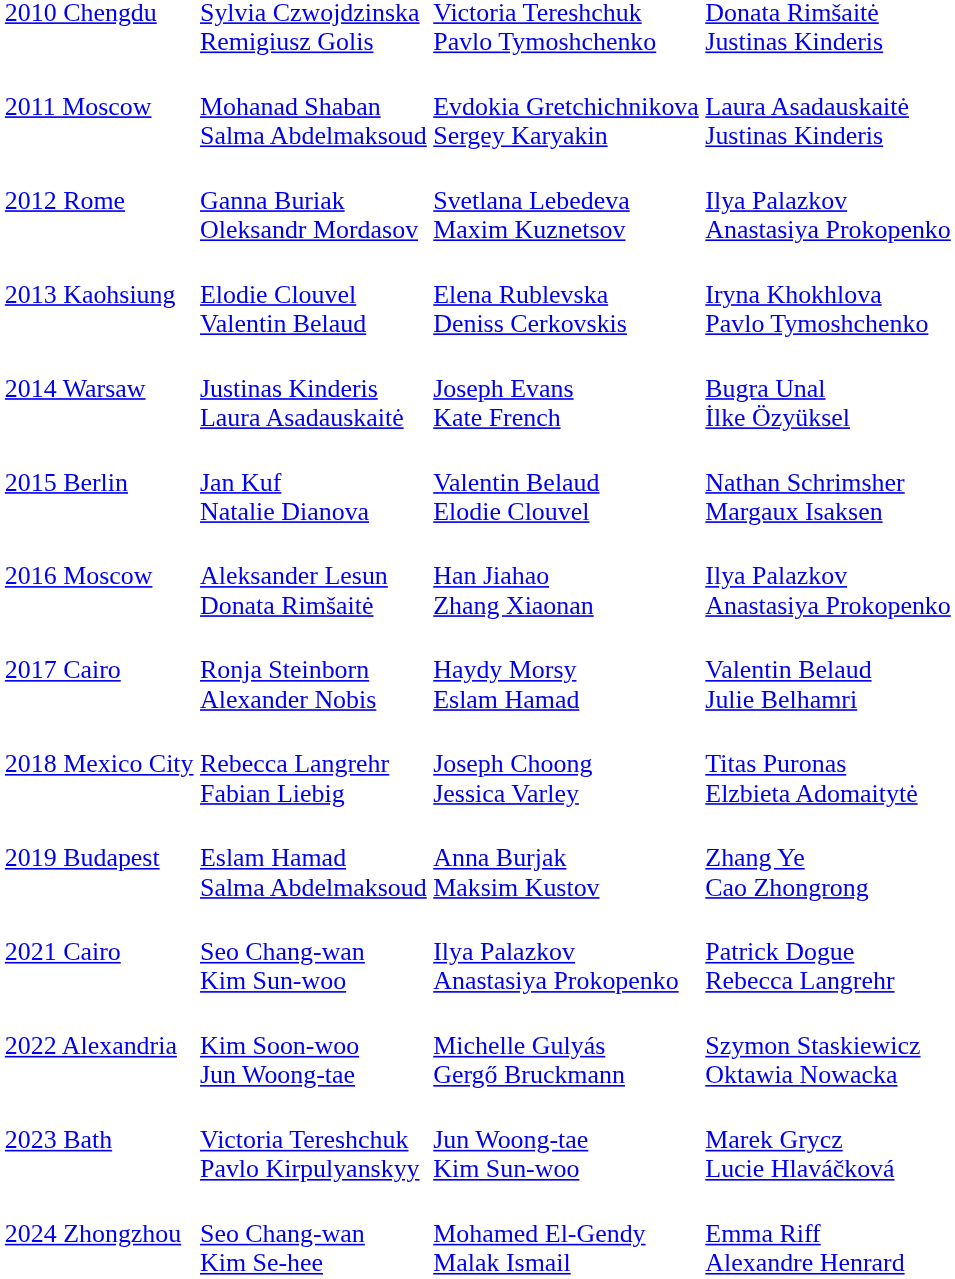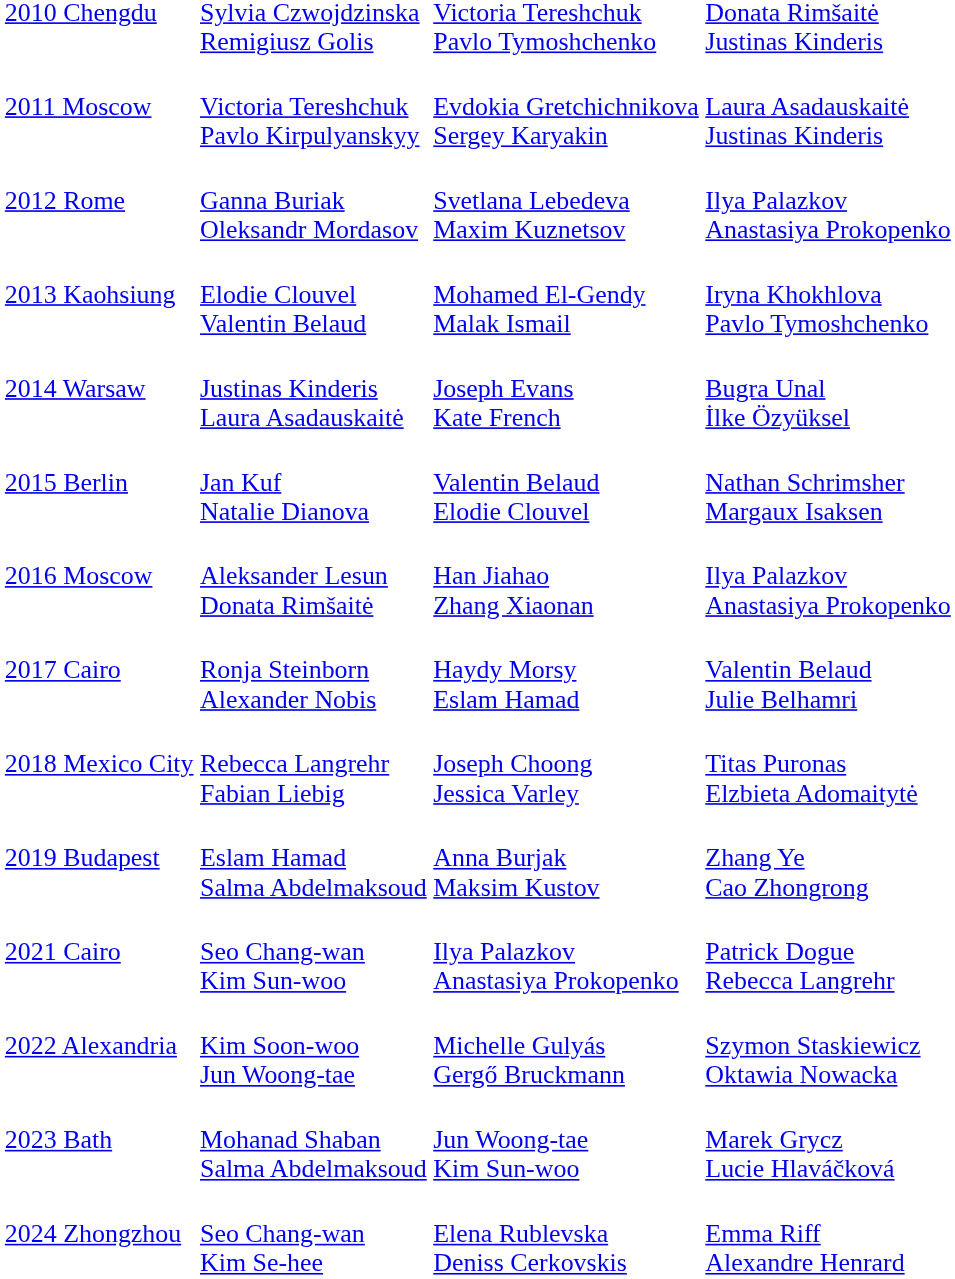(313, 120) Mohanad Shaban Salma Abdelmaksoud -> (310, 120) Victoria Tereshchuk Pavlo Kirpulyanskyy
(530, 308) Elena Rublevska Deniss Cerkovskis -> (539, 308) Mohamed El-Gendy Malak Ismail
(310, 1154) Victoria Tereshchuk Pavlo Kirpulyanskyy -> (313, 1154) Mohanad Shaban Salma Abdelmaksoud
(539, 1248) Mohamed El-Gendy Malak Ismail -> (530, 1248) Elena Rublevska Deniss Cerkovskis
